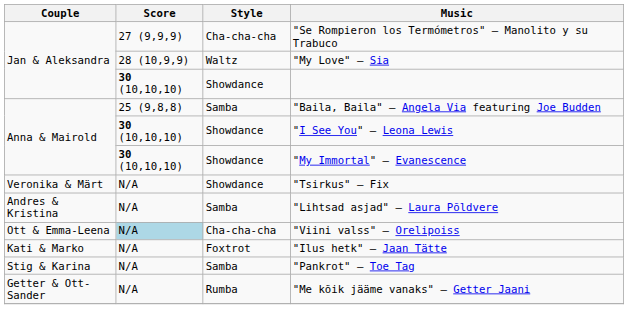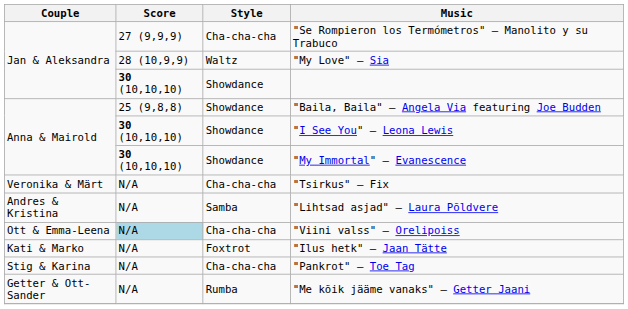(222, 107) Samba -> (235, 107) Showdance
(235, 184) Showdance -> (241, 184) Cha-cha-cha
(222, 266) Samba -> (241, 266) Cha-cha-cha
